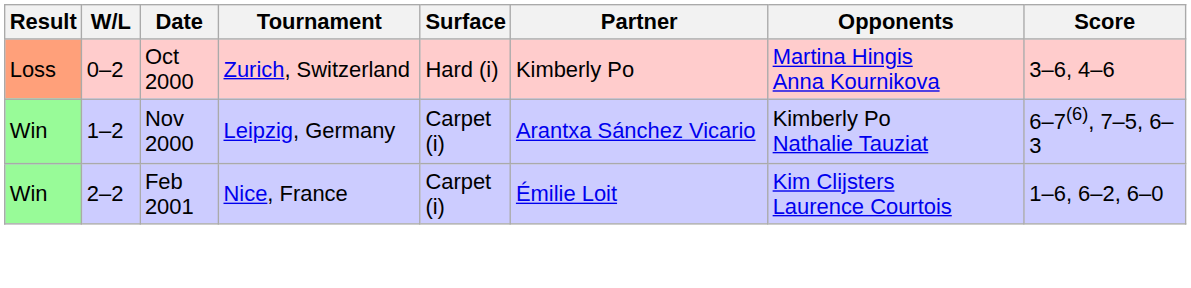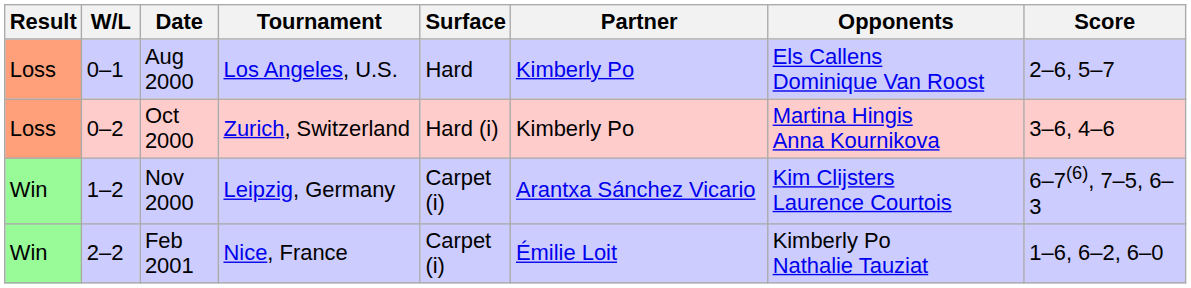+ row: (169, 68)
(850, 131) Kimberly Po Nathalie Tauziat -> (862, 190) Kim Clijsters Laurence Courtois
(862, 193) Kim Clijsters Laurence Courtois -> (850, 253) Kimberly Po Nathalie Tauziat
